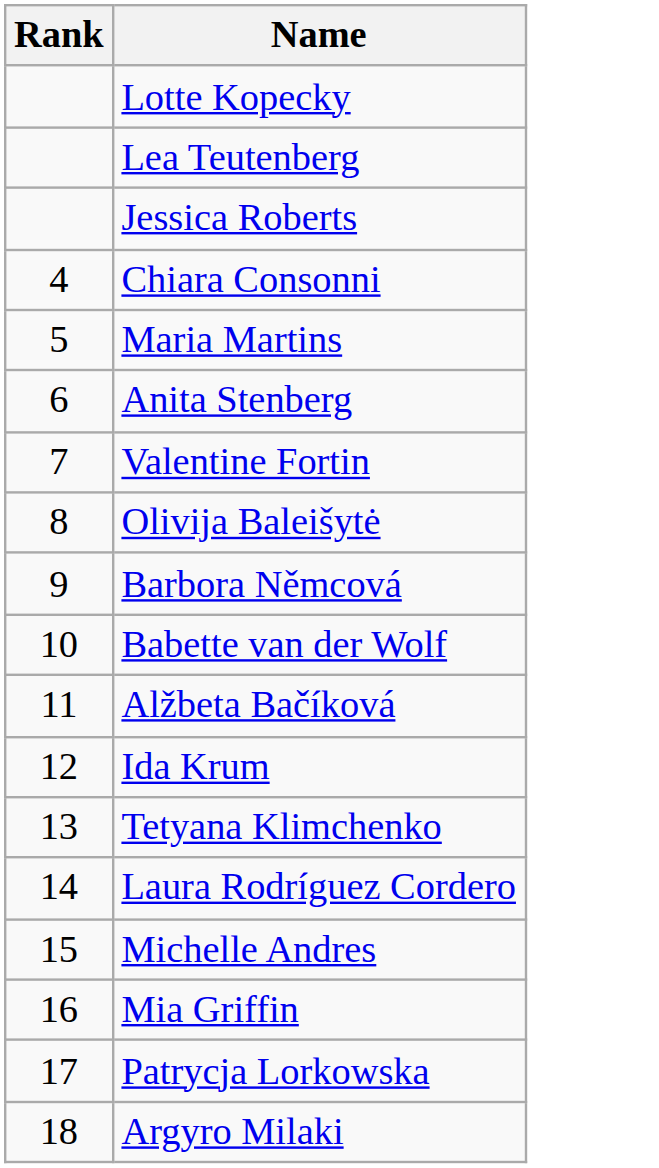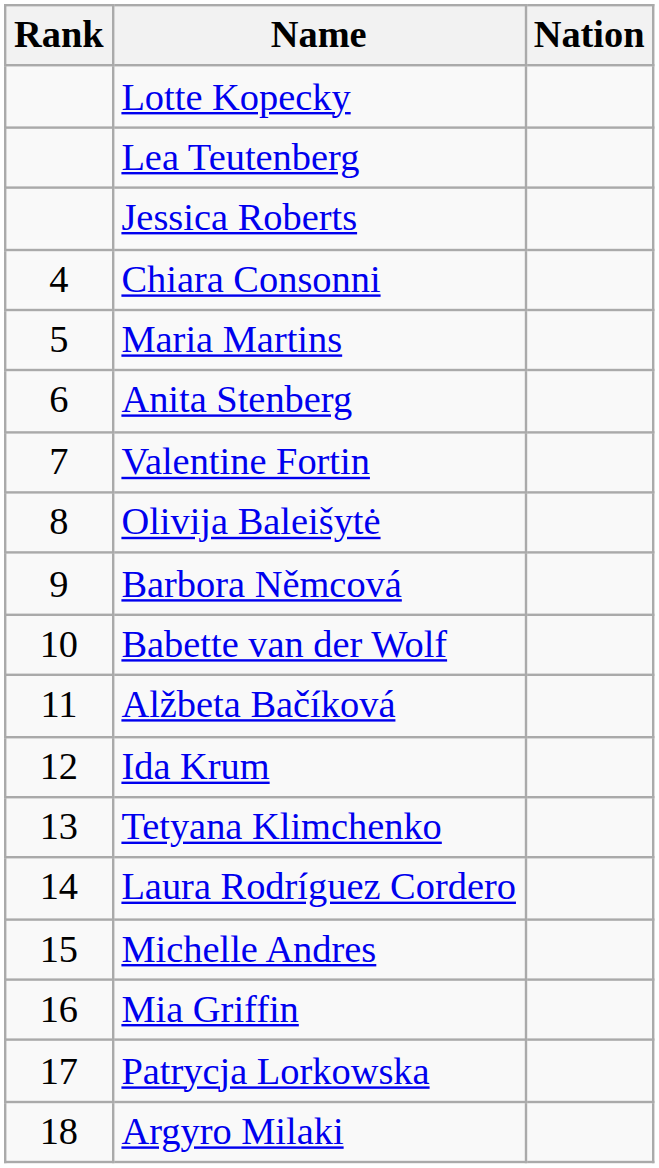+ column: (589, 34)
